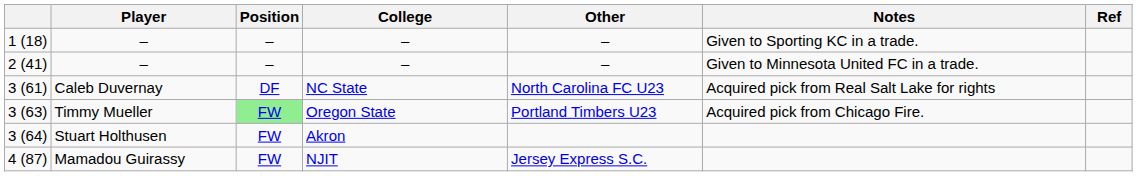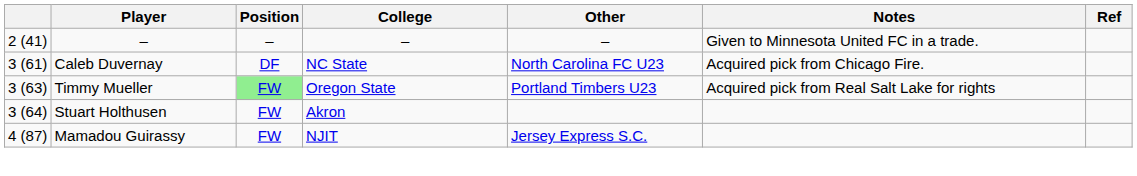- row: (28, 40)
(851, 88) Acquired pick from Real Salt Lake for rights -> (815, 64) Acquired pick from Chicago Fire.
(815, 112) Acquired pick from Chicago Fire. -> (851, 88) Acquired pick from Real Salt Lake for rights
